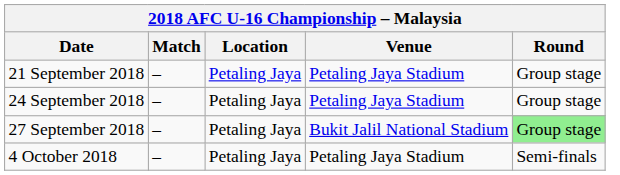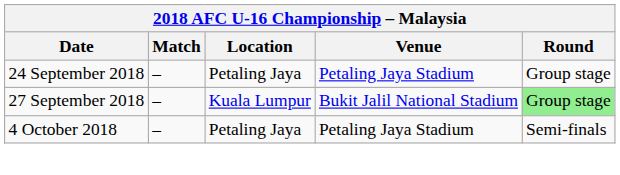- row: (76, 73)
(255, 128) Petaling Jaya -> (260, 101) Kuala Lumpur
